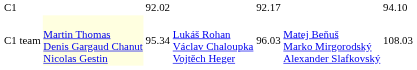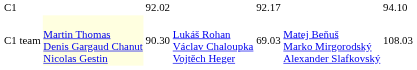(158, 40) 95.34 -> (158, 40) 90.30
(268, 40) 96.03 -> (268, 40) 69.03
